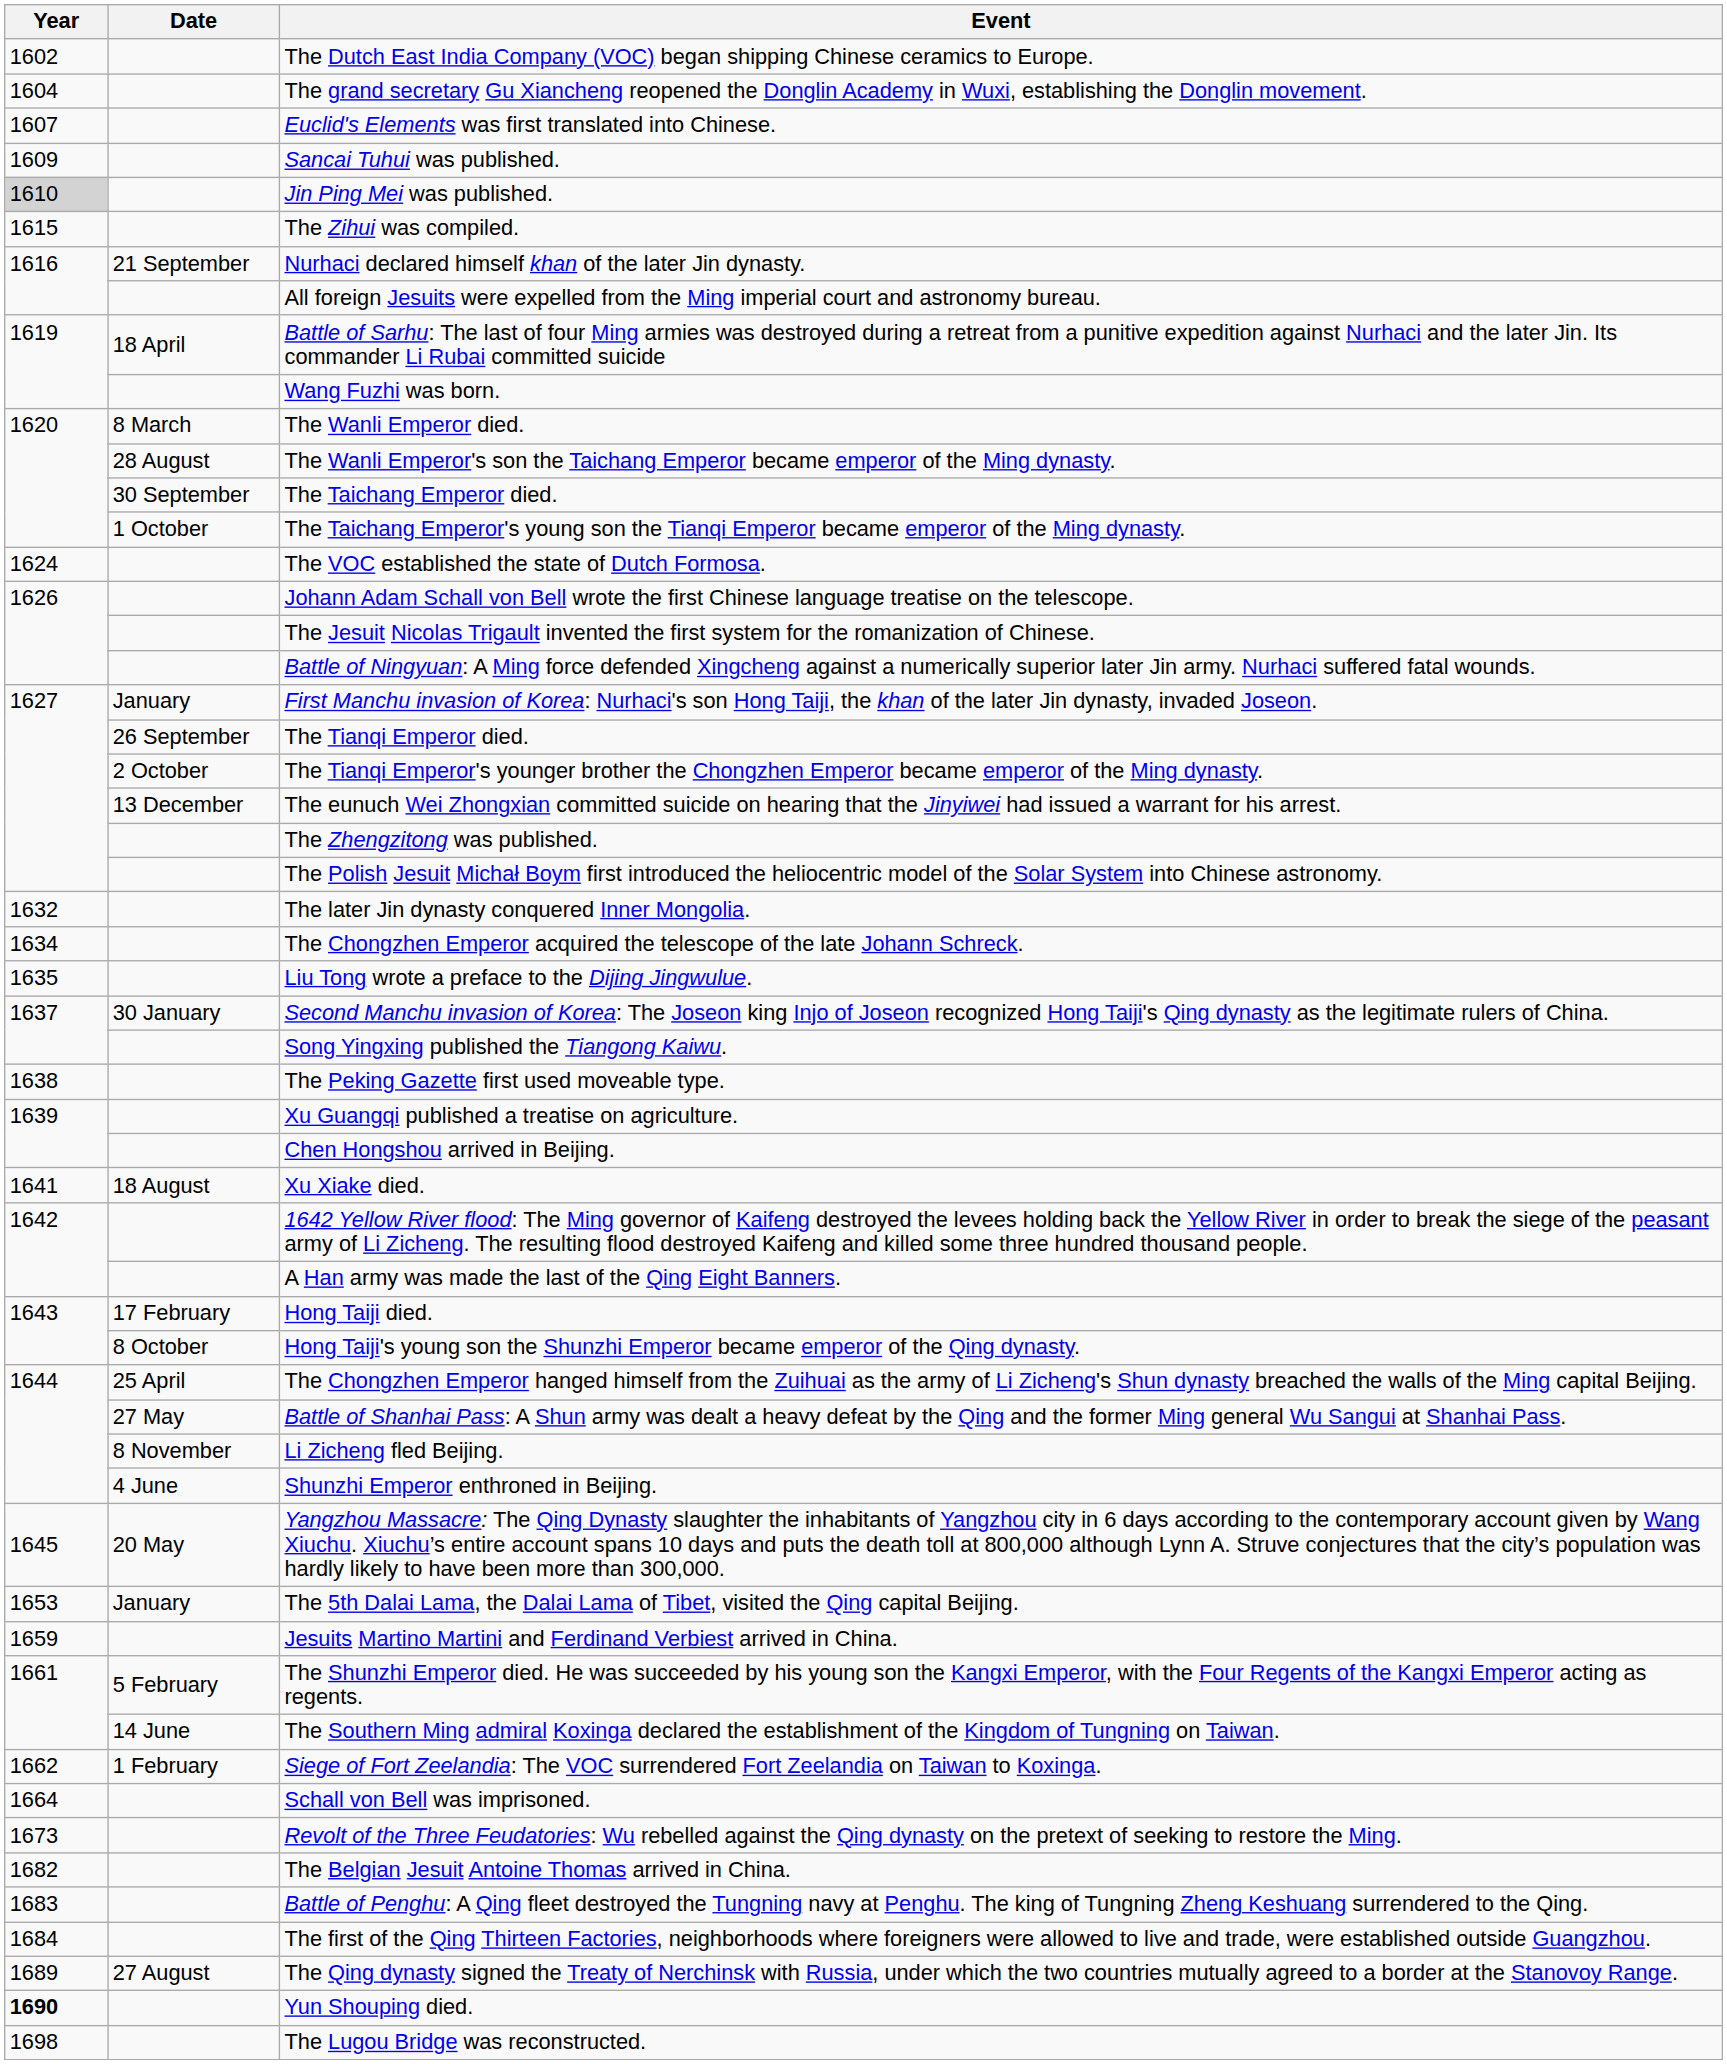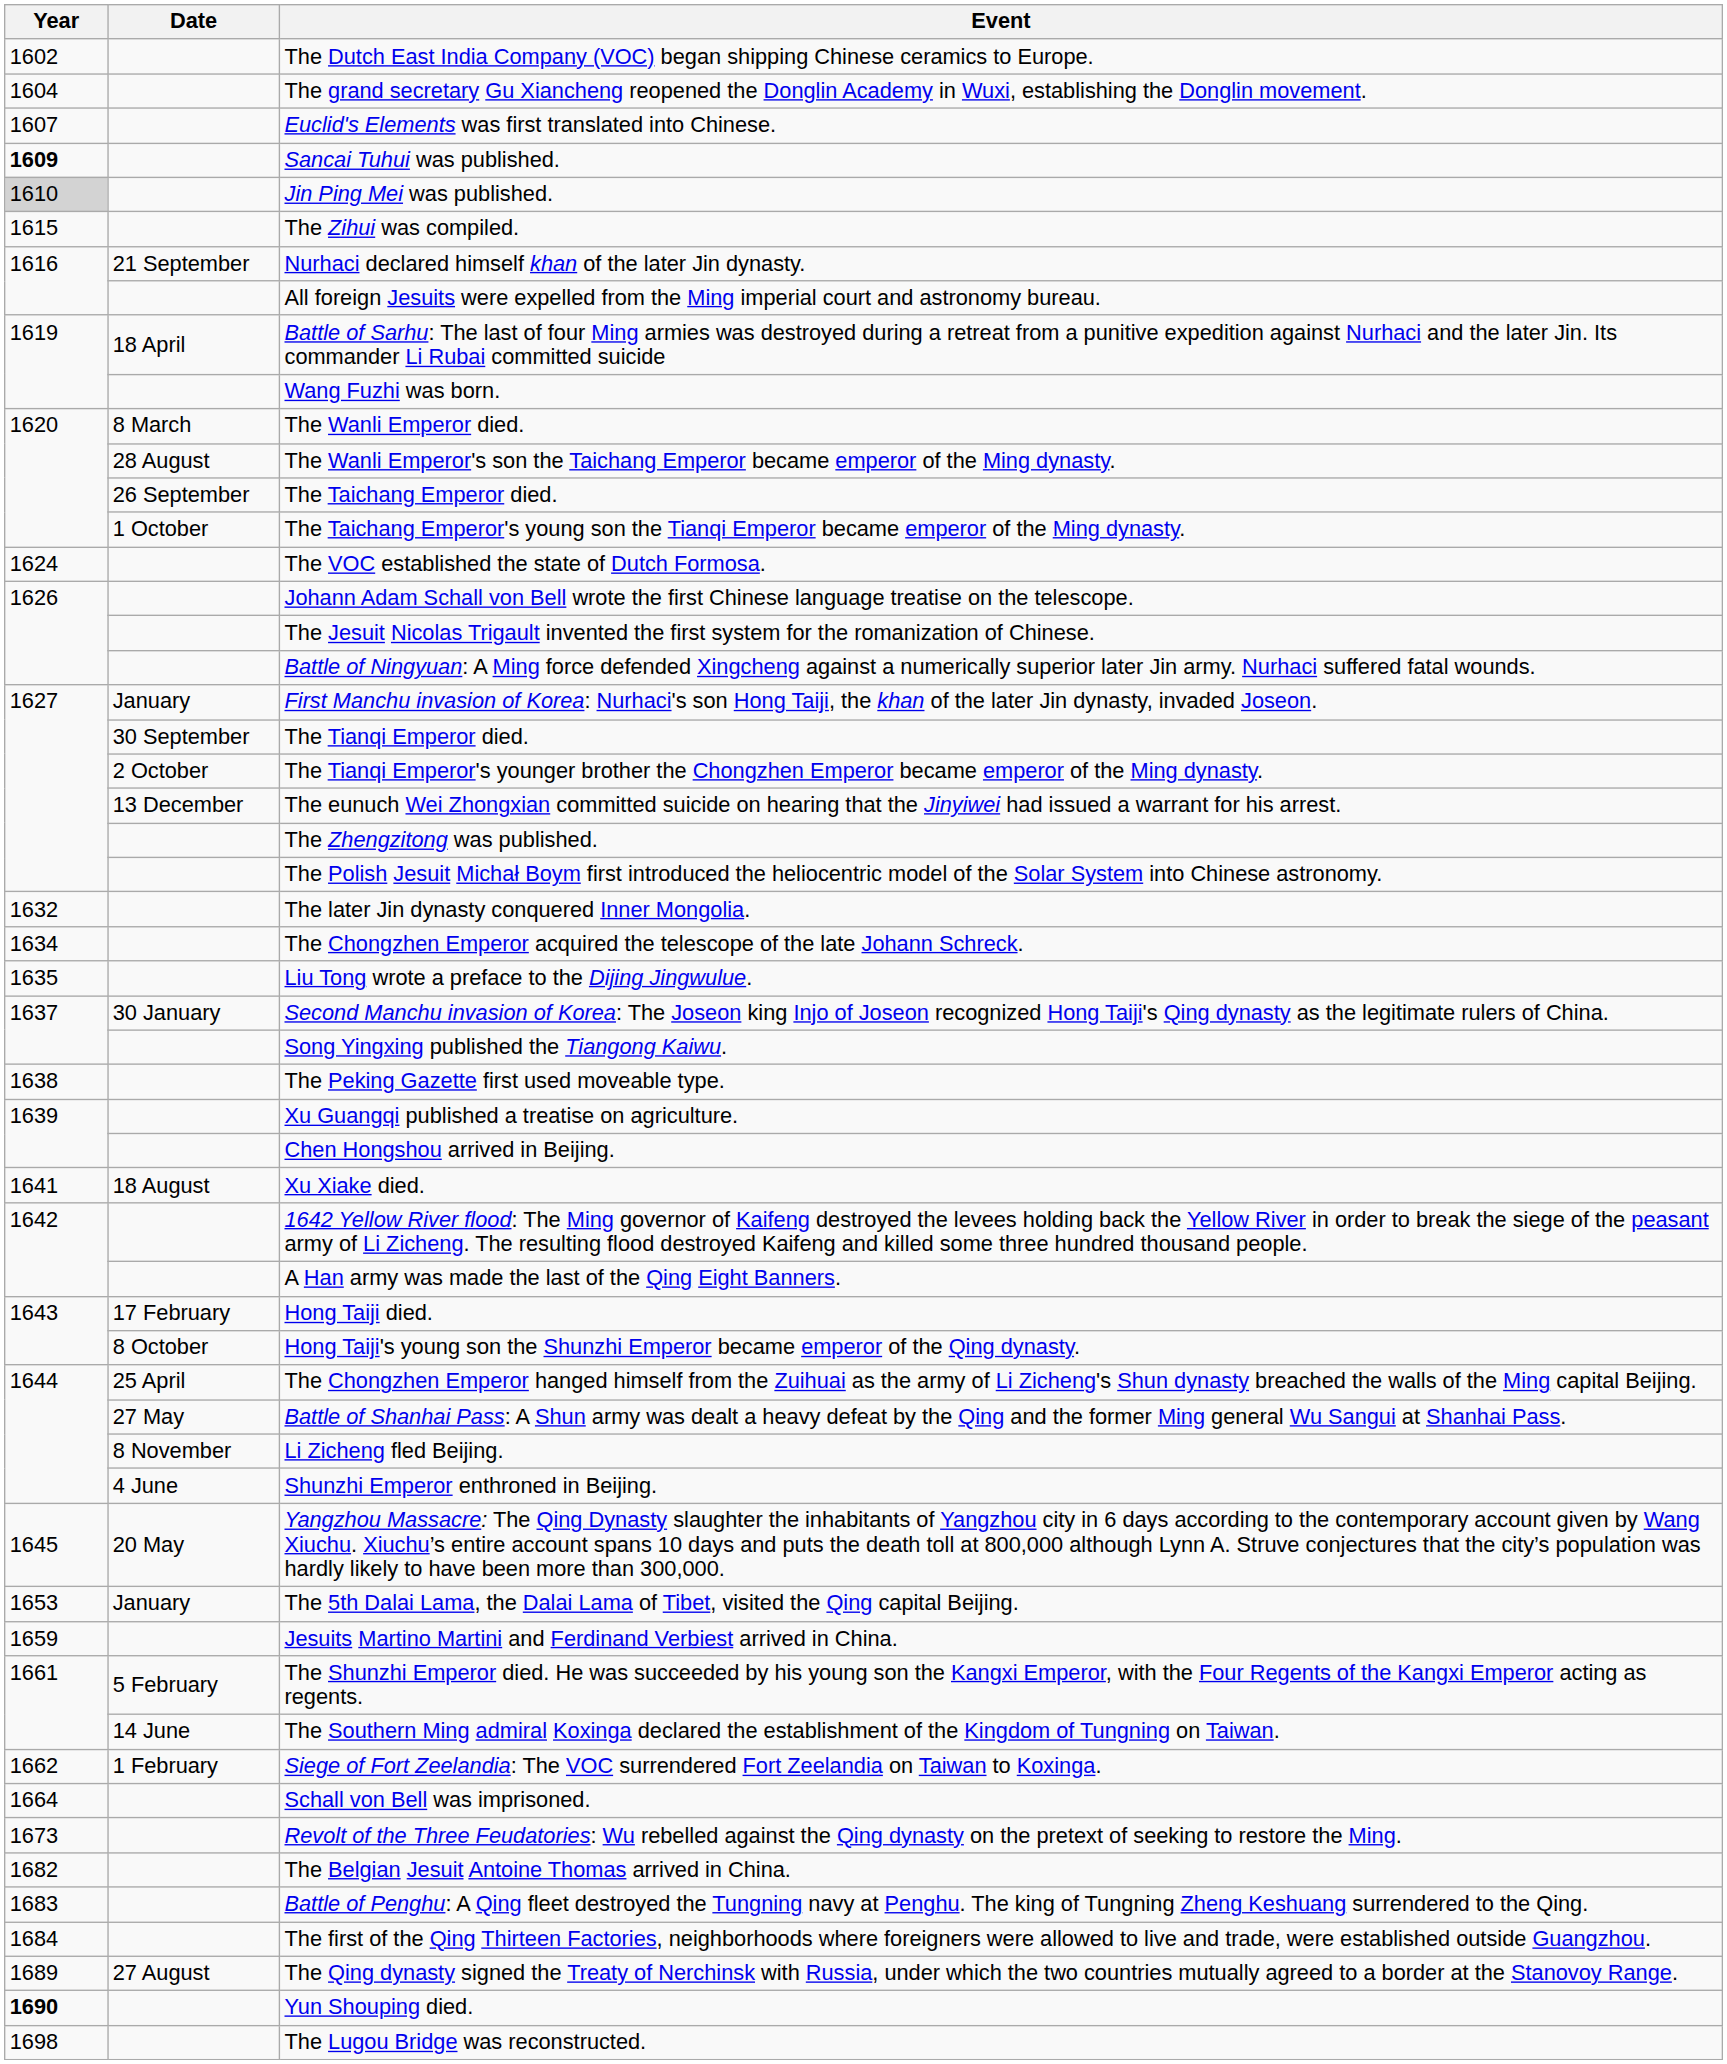(34, 159) normal -> (34, 159) bold
(181, 494) 30 September -> (181, 494) 26 September
(181, 736) 26 September -> (181, 736) 30 September
